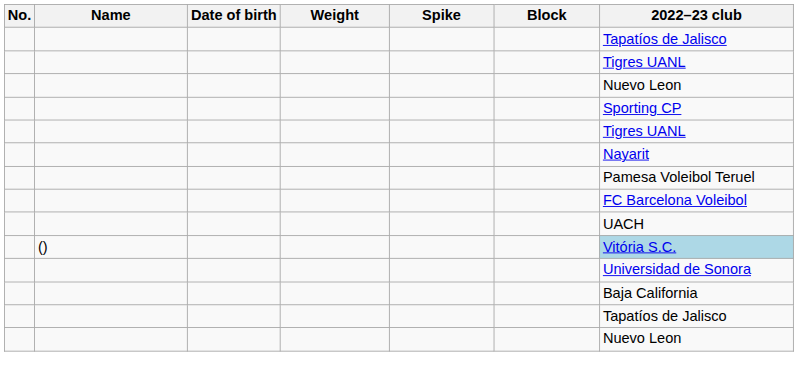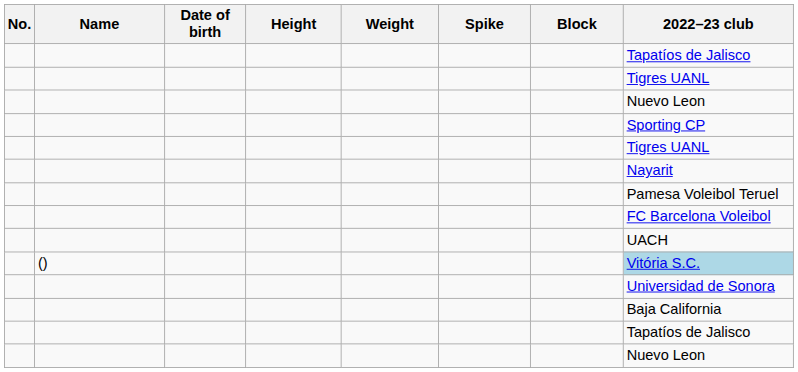+ column: (294, 24)
